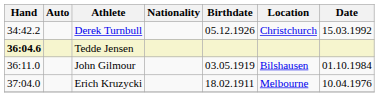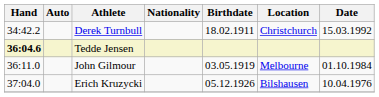(230, 30) 05.12.1926 -> (230, 30) 18.02.1911
(284, 65) Bilshausen -> (284, 65) Melbourne
(230, 83) 18.02.1911 -> (230, 83) 05.12.1926
(284, 83) Melbourne -> (284, 83) Bilshausen
